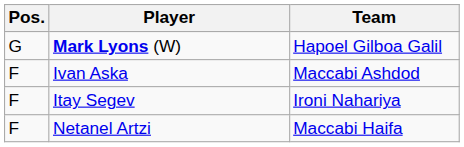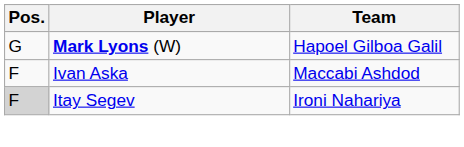(14, 100) no background -> (14, 100) lightgrey background
- row: (102, 127)
